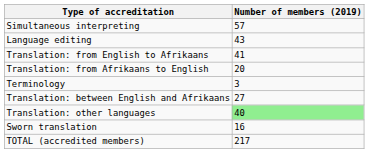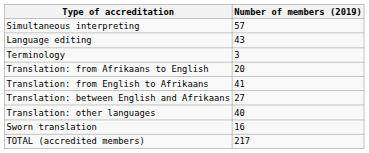rows swapped: (36, 84) <-> (108, 55)
(240, 112) lightgreen background -> (240, 112) no background
